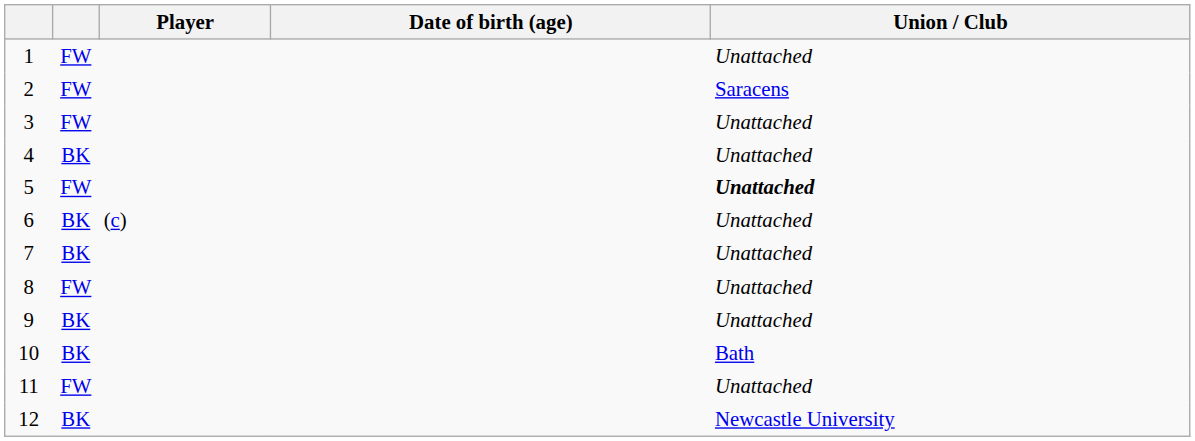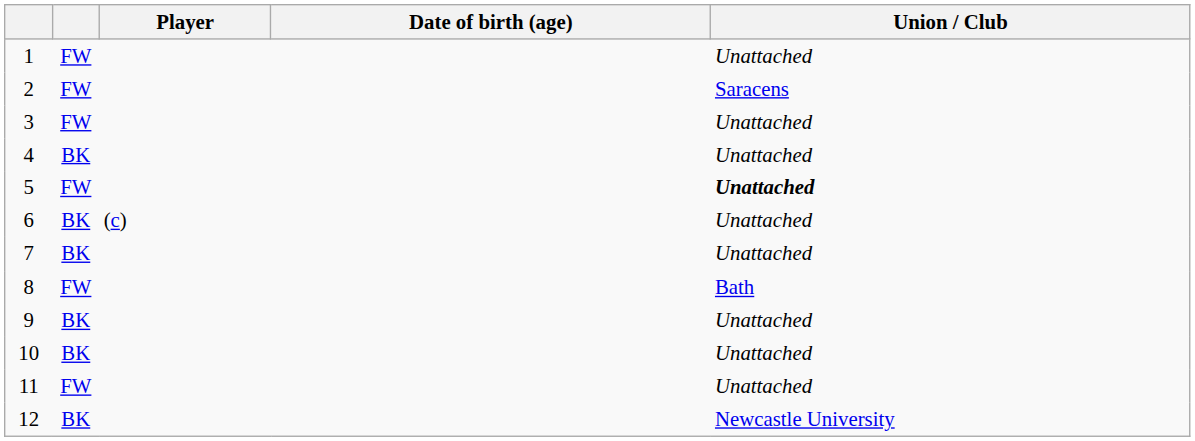(764, 286) Unattached -> (735, 286) Bath
(735, 352) Bath -> (764, 352) Unattached
